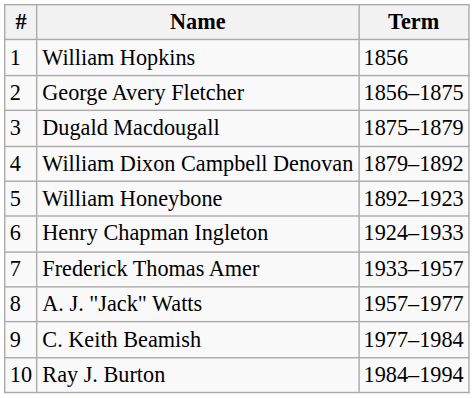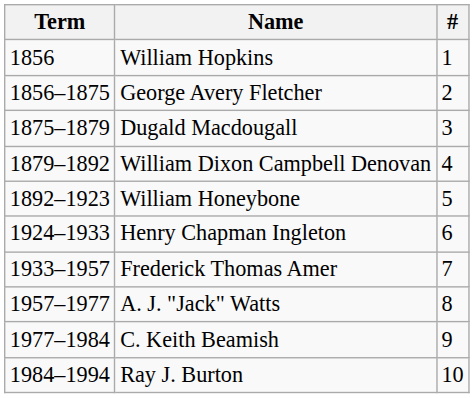columns swapped: (21, 22) <-> (414, 22)
